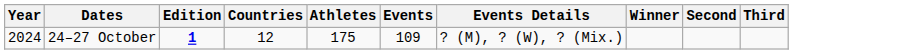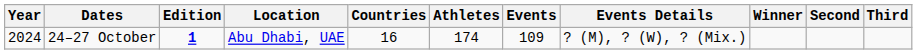+ column: (286, 15)
(266, 38) 12 -> (389, 38) 16
(343, 38) 175 -> (466, 38) 174
